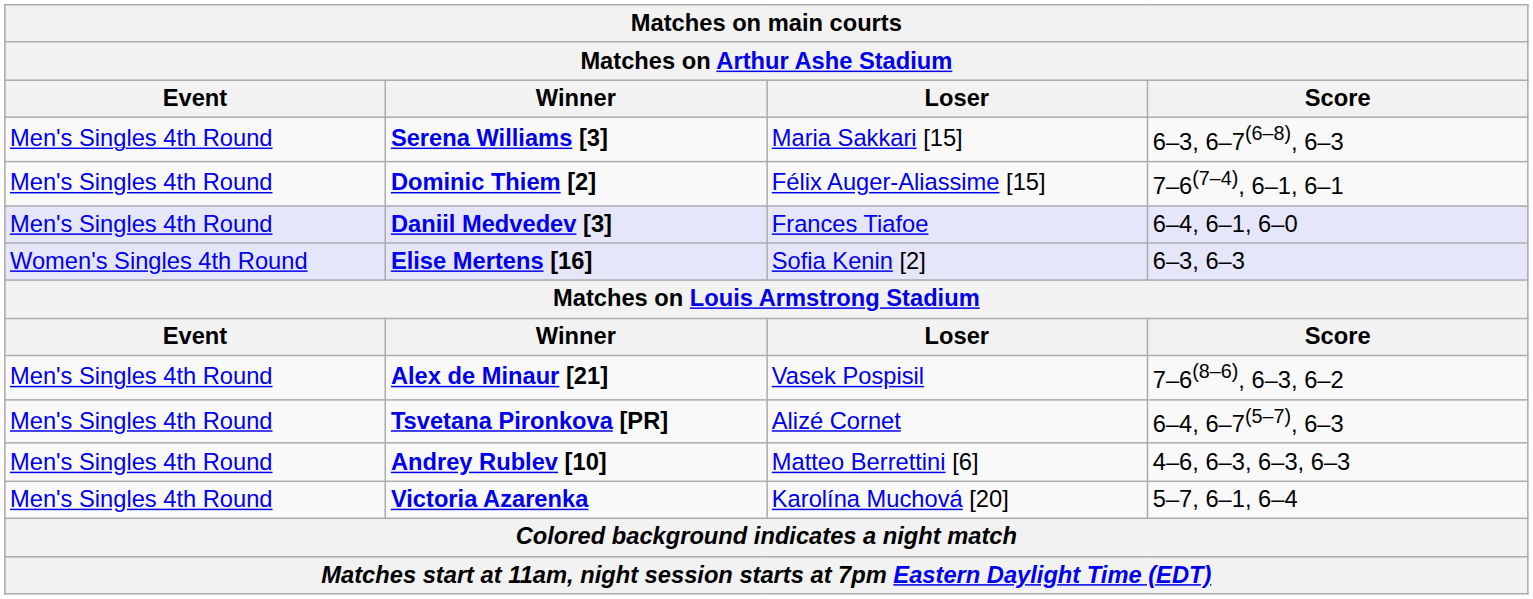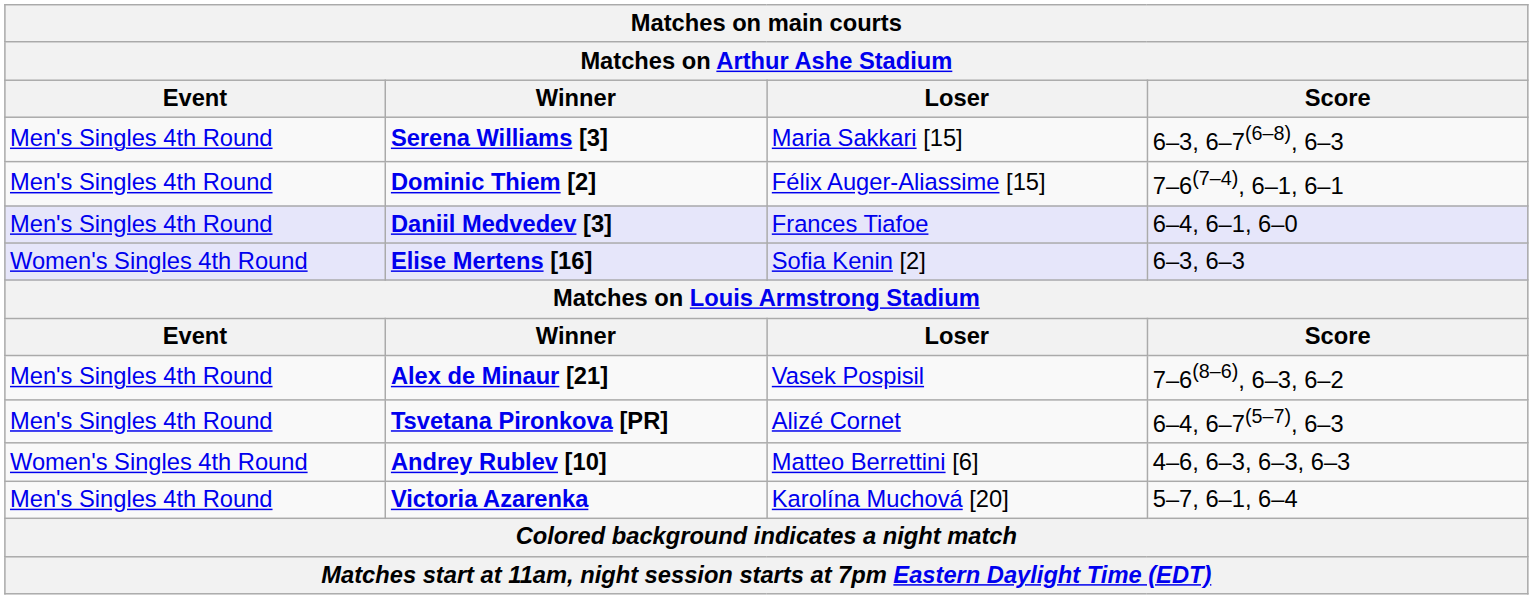(141, 462) Men's Singles 4th Round -> (159, 462) Women's Singles 4th Round
